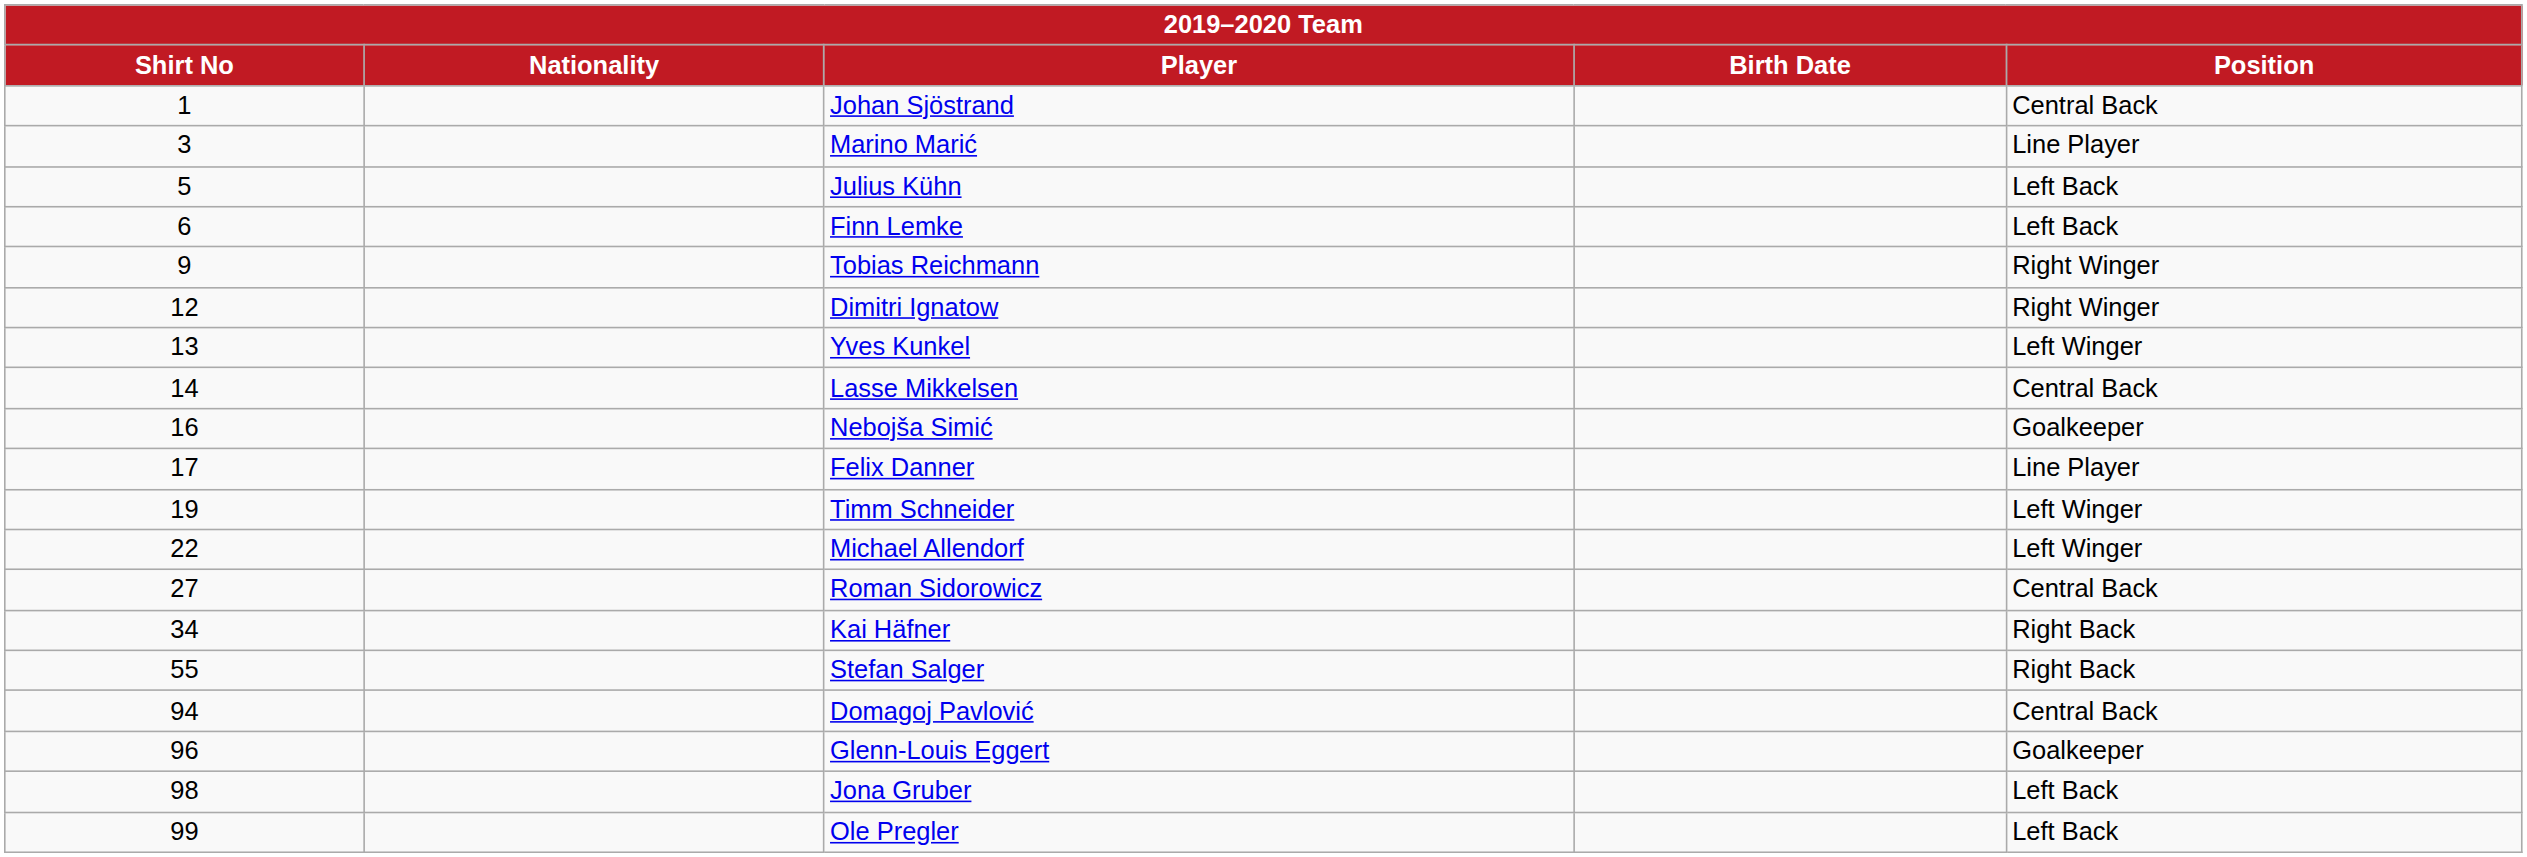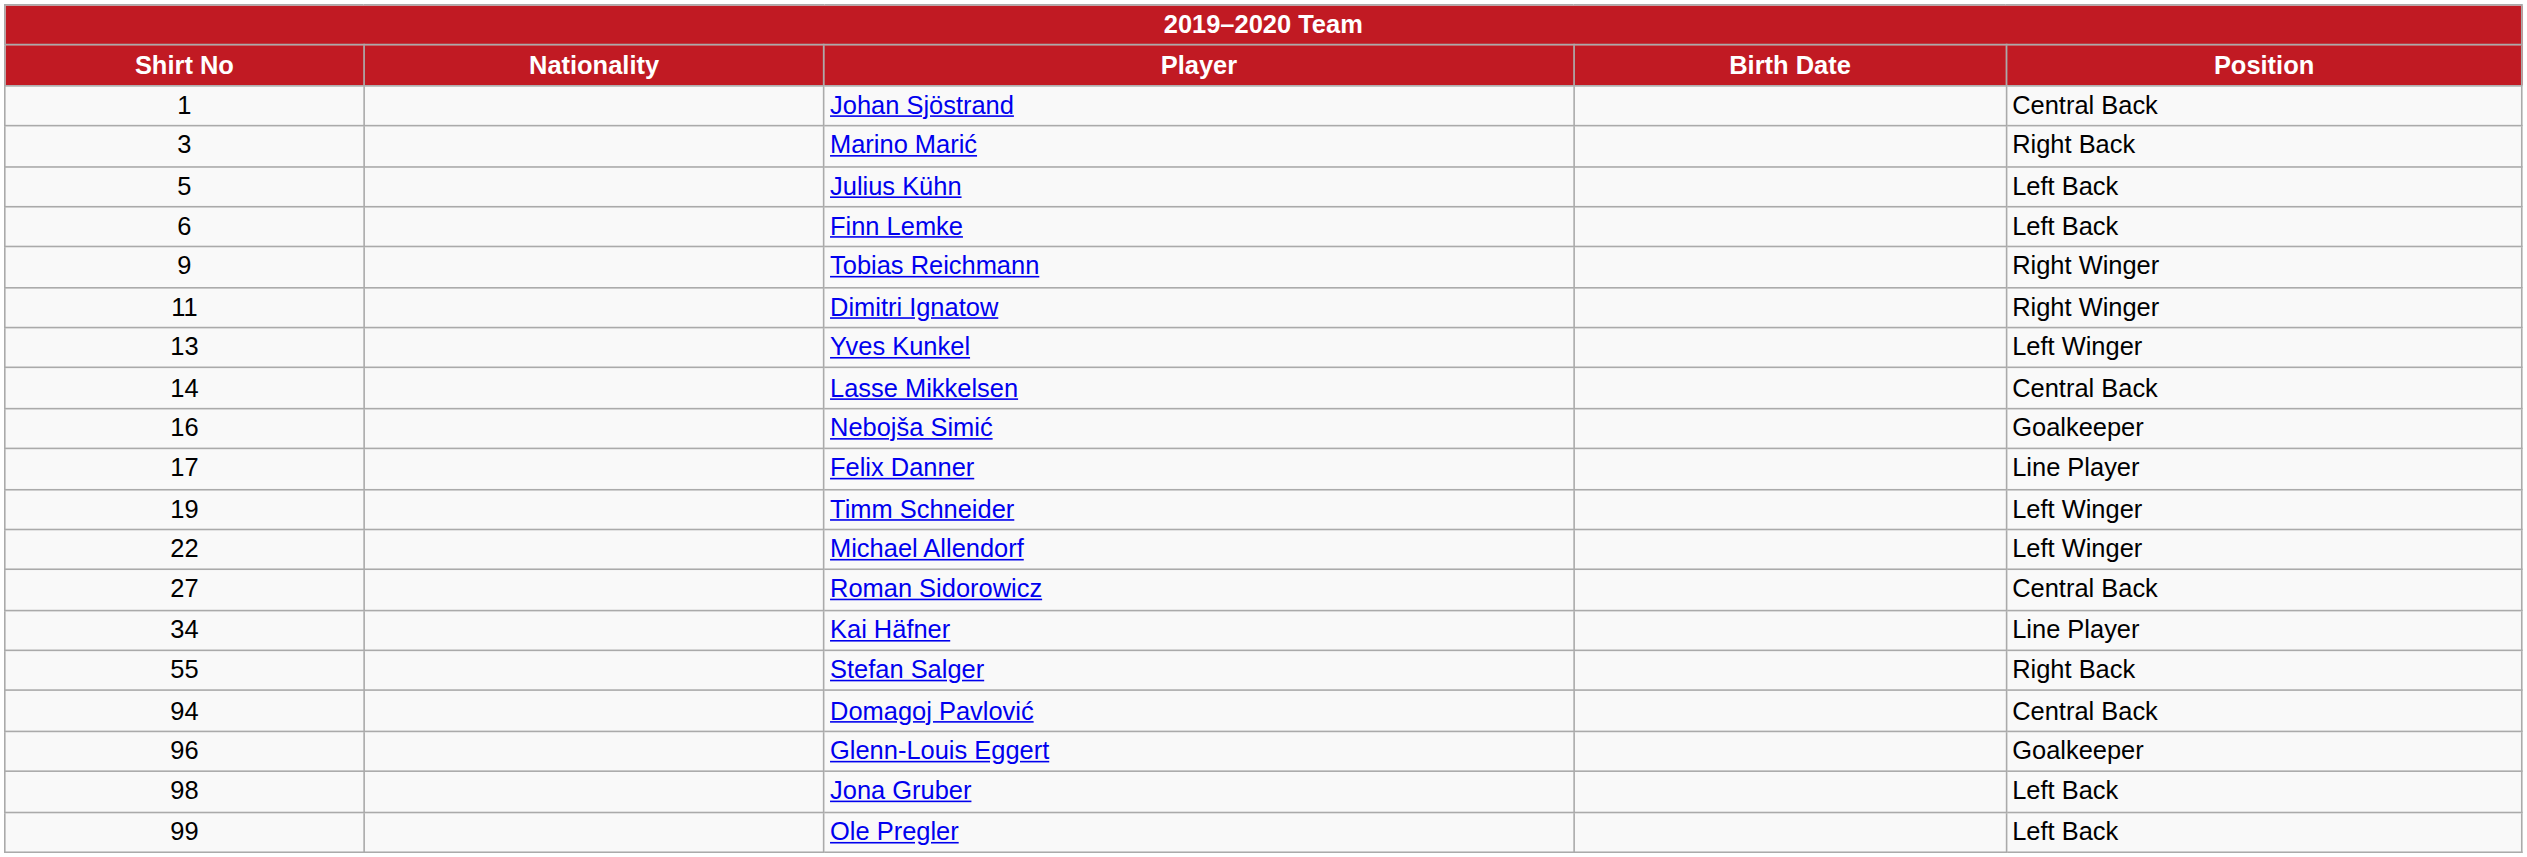(2076, 145) Line Player -> (2074, 145) Right Back
(184, 307) 12 -> (184, 307) 11
(2074, 629) Right Back -> (2076, 629) Line Player
